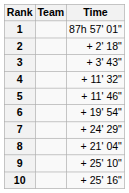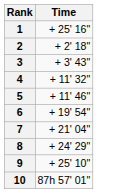- column: (51, 12)
(95, 29) 87h 57' 01" -> (70, 29) + 25' 16"
(101, 130) + 24' 29" -> (70, 130) + 21' 04"
(101, 146) + 21' 04" -> (70, 146) + 24' 29"
(101, 180) + 25' 16" -> (64, 180) 87h 57' 01"
